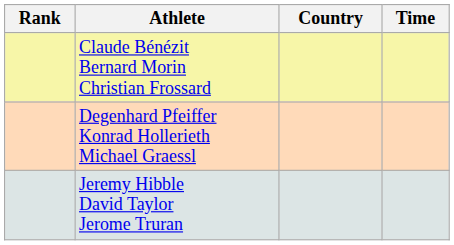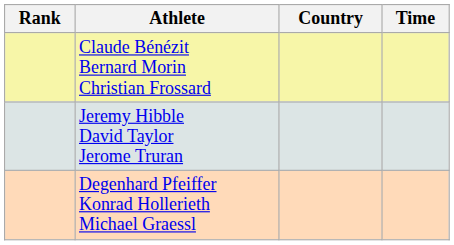rows swapped: (132, 204) <-> (148, 136)
